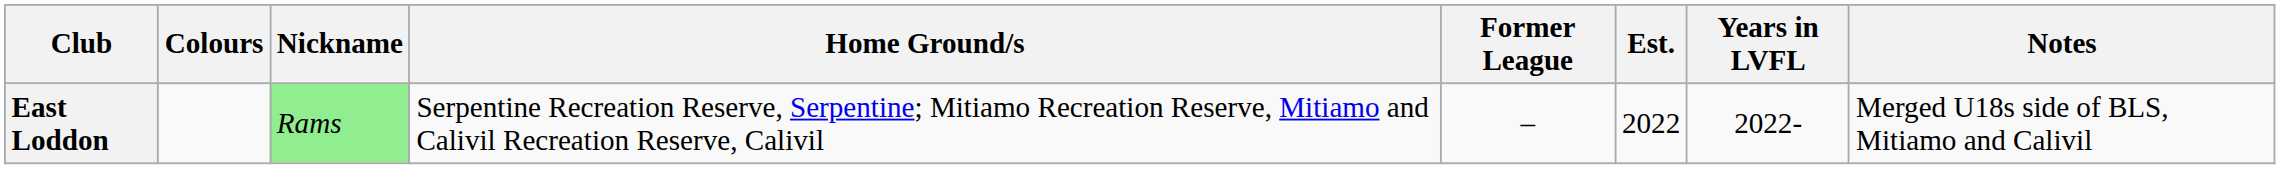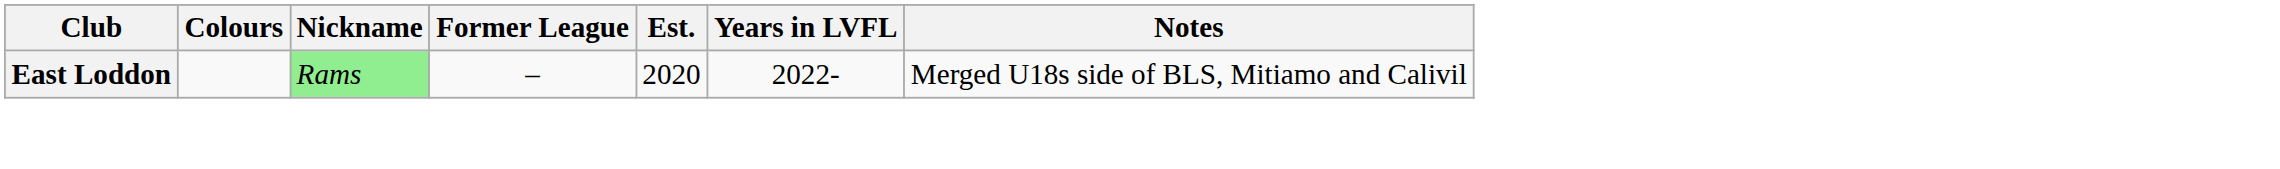- column: (925, 43)
(1651, 122) 2022 -> (671, 73) 2020
